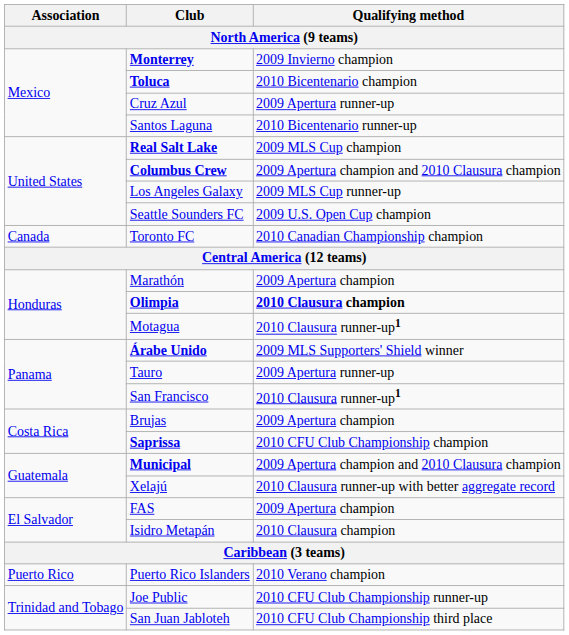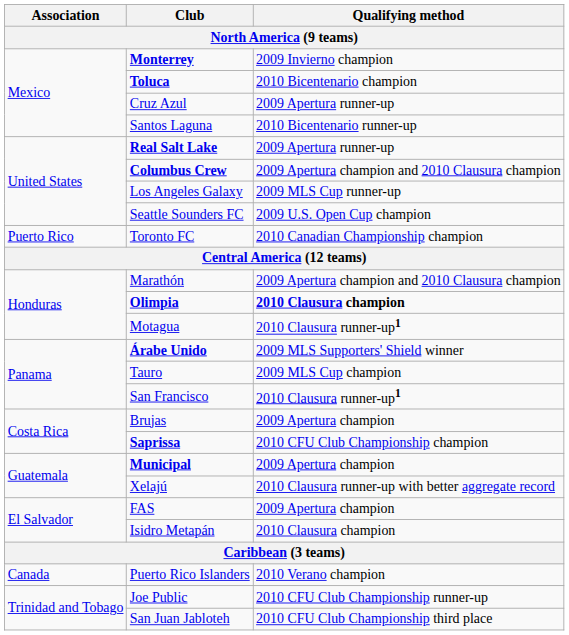(329, 147) 2009 MLS Cup champion -> (325, 147) 2009 Apertura runner-up
(29, 236) Canada -> (41, 236) Puerto Rico
(325, 280) 2009 Apertura champion -> (408, 280) 2009 Apertura champion and 2010 Clausura champion
(325, 372) 2009 Apertura runner-up -> (329, 372) 2009 MLS Cup champion
(408, 464) 2009 Apertura champion and 2010 Clausura champion -> (325, 464) 2009 Apertura champion
(41, 574) Puerto Rico -> (29, 574) Canada
